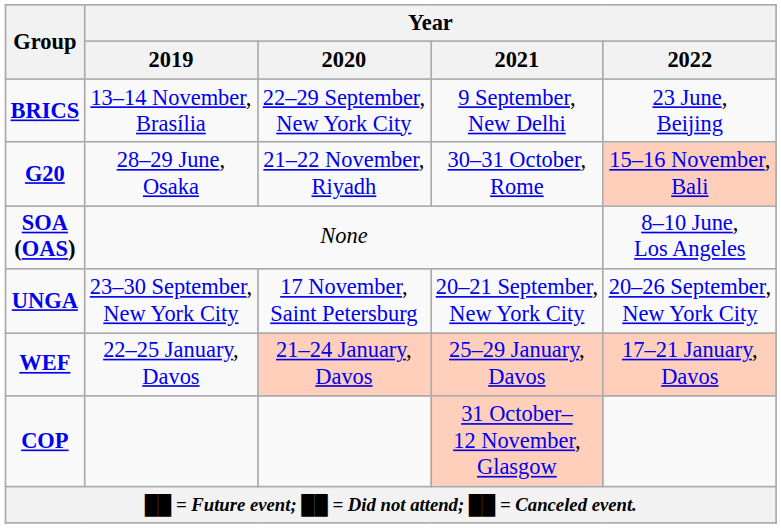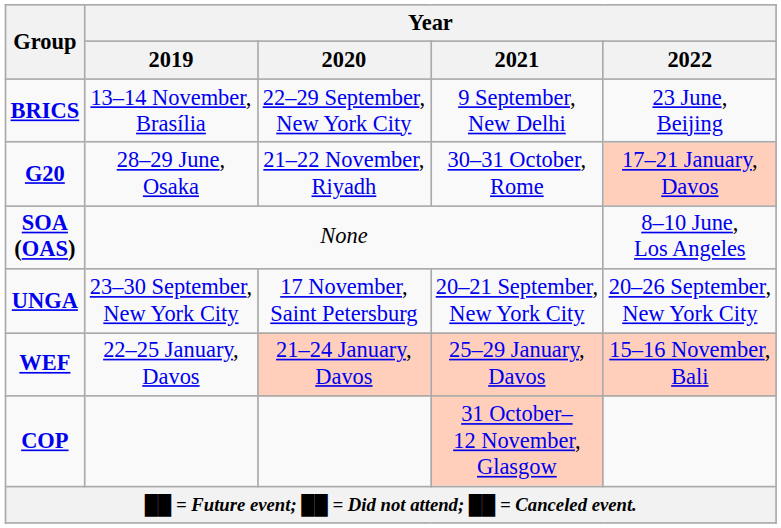(690, 173) 15–16 November, Bali -> (690, 173) 17–21 January, Davos
(690, 363) 17–21 January, Davos -> (690, 363) 15–16 November, Bali
